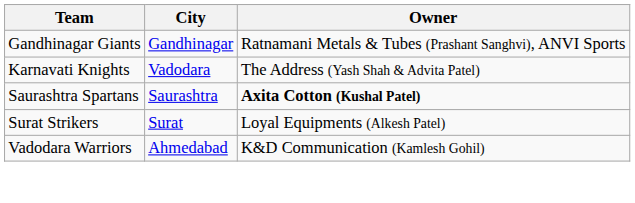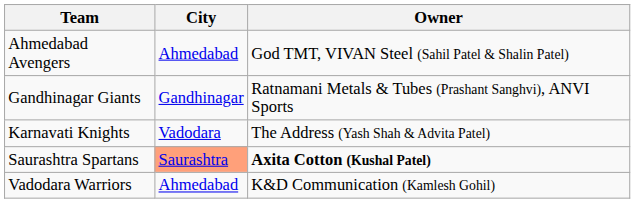+ row: (48, 52)
(183, 95) no background -> (193, 159) lightsalmon background
- row: (53, 122)
